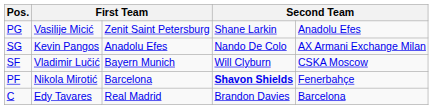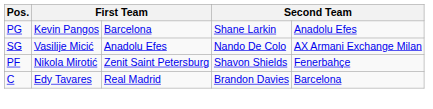(64, 29) Vasilije Micić -> (67, 29) Kevin Pangos
(157, 29) Zenit Saint Petersburg -> (128, 29) Barcelona
(67, 46) Kevin Pangos -> (64, 46) Vasilije Micić
- row: (14, 63)
(128, 79) Barcelona -> (157, 63) Zenit Saint Petersburg
(254, 79) bold -> (251, 63) normal
